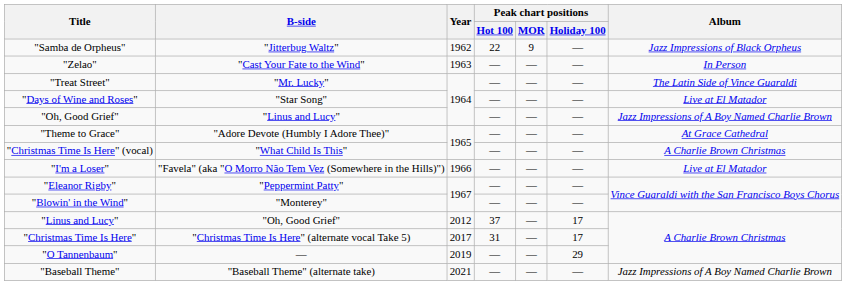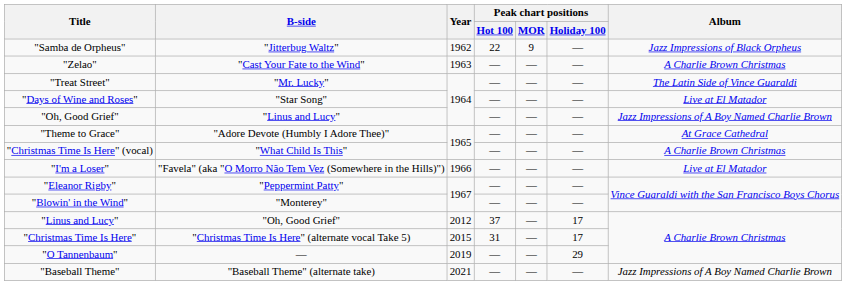(725, 64) In Person -> (725, 64) A Charlie Brown Christmas
(461, 237) 2017 -> (461, 237) 2015
